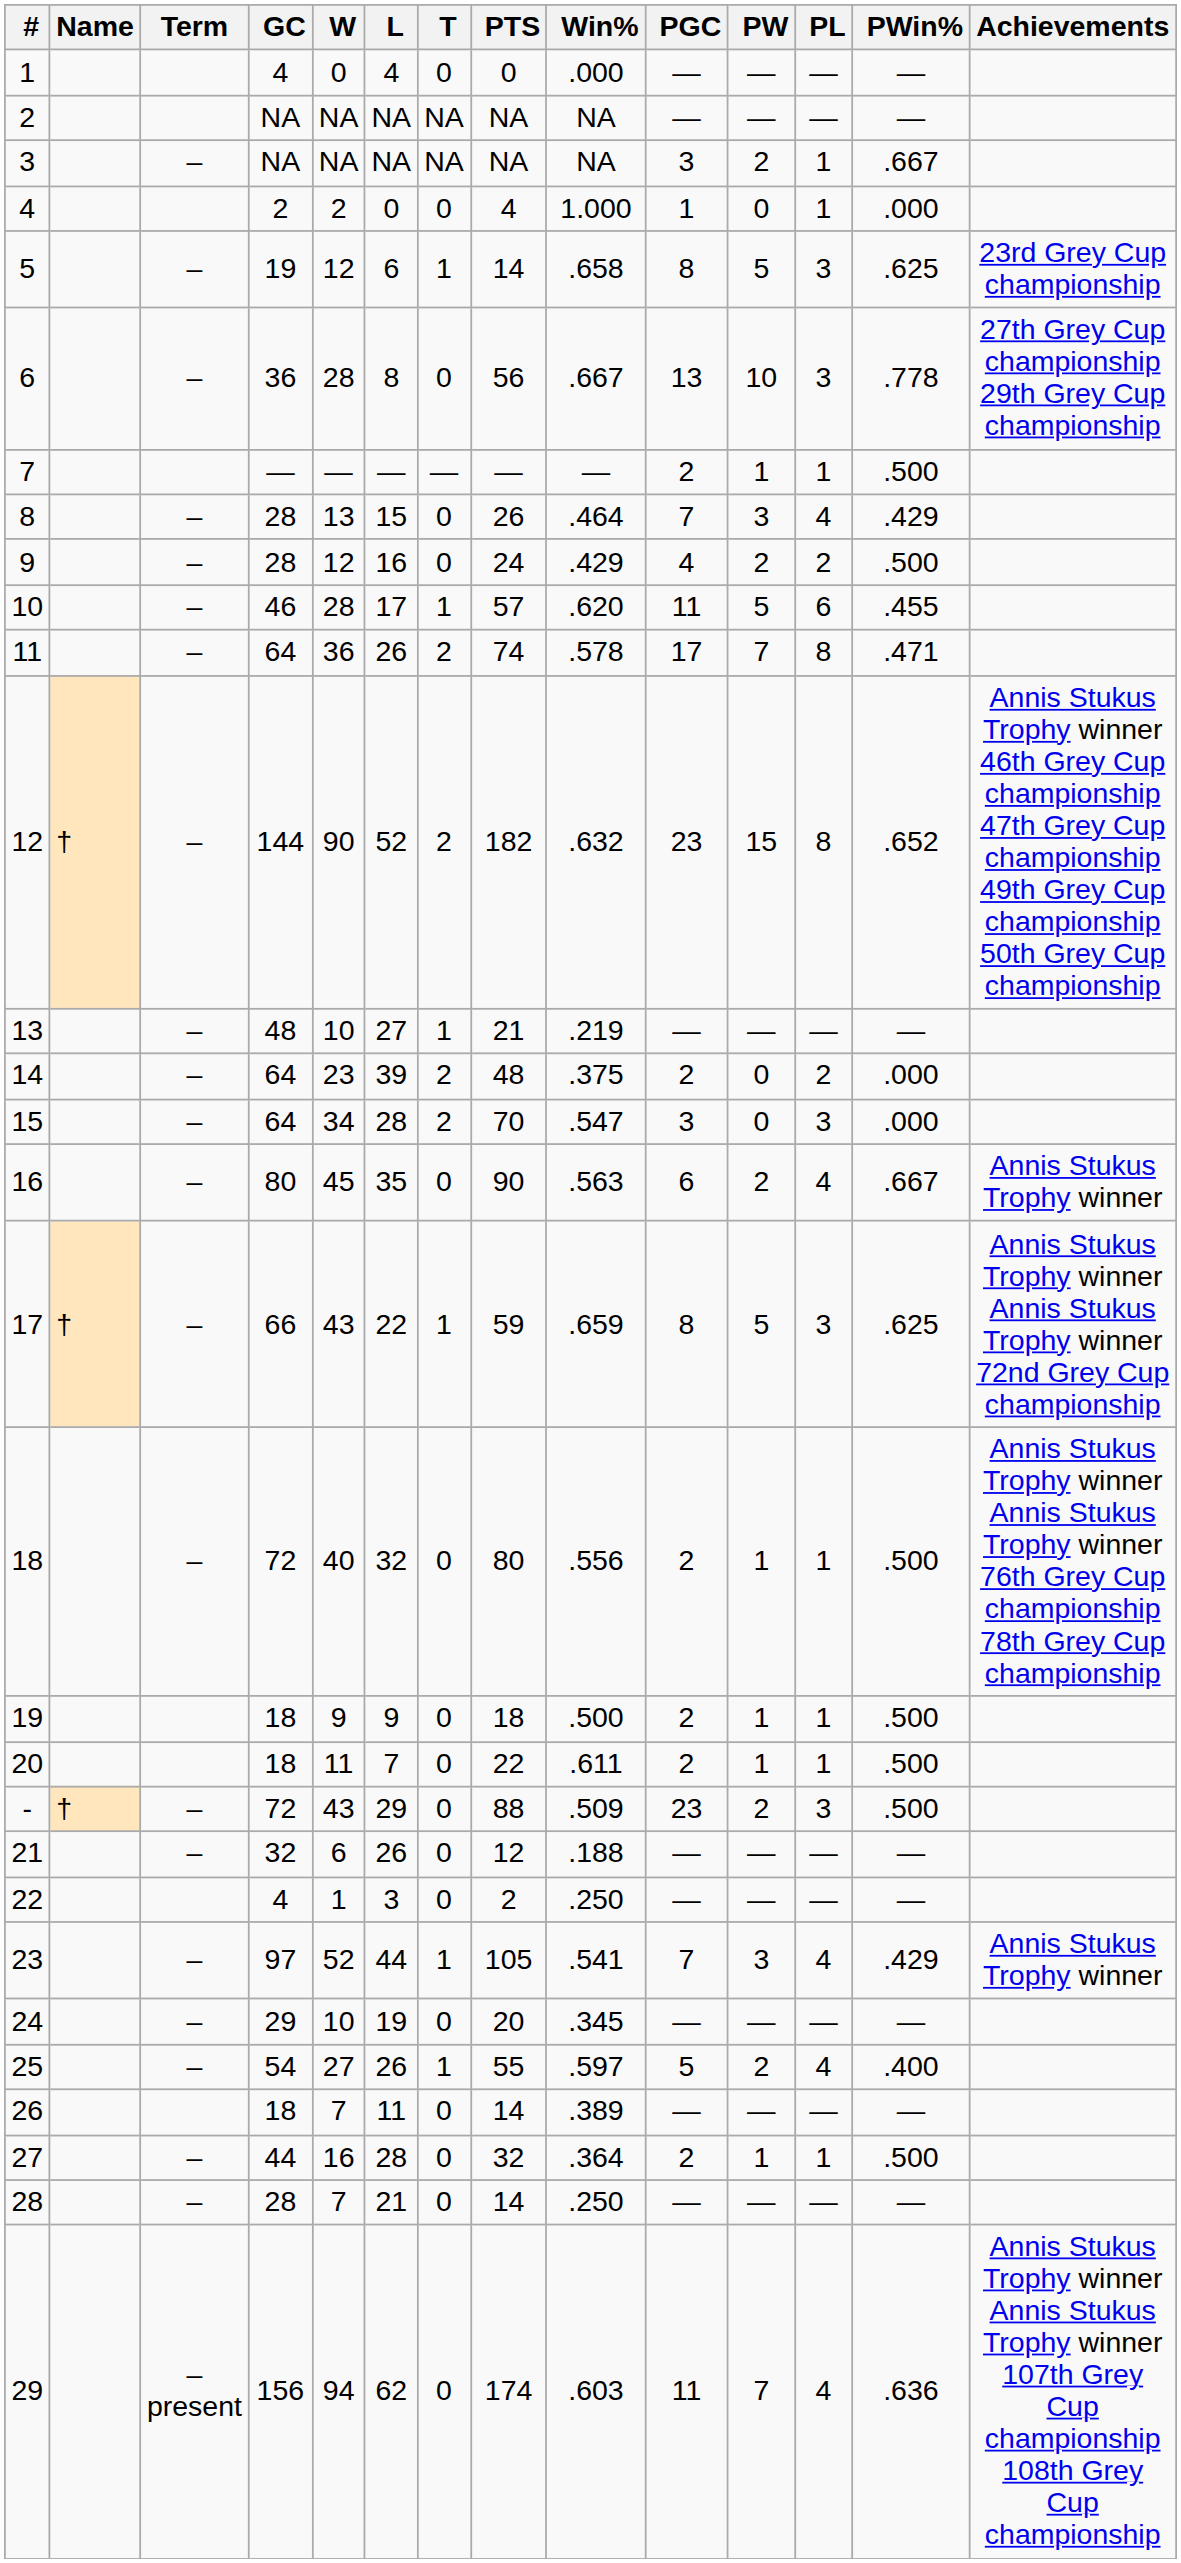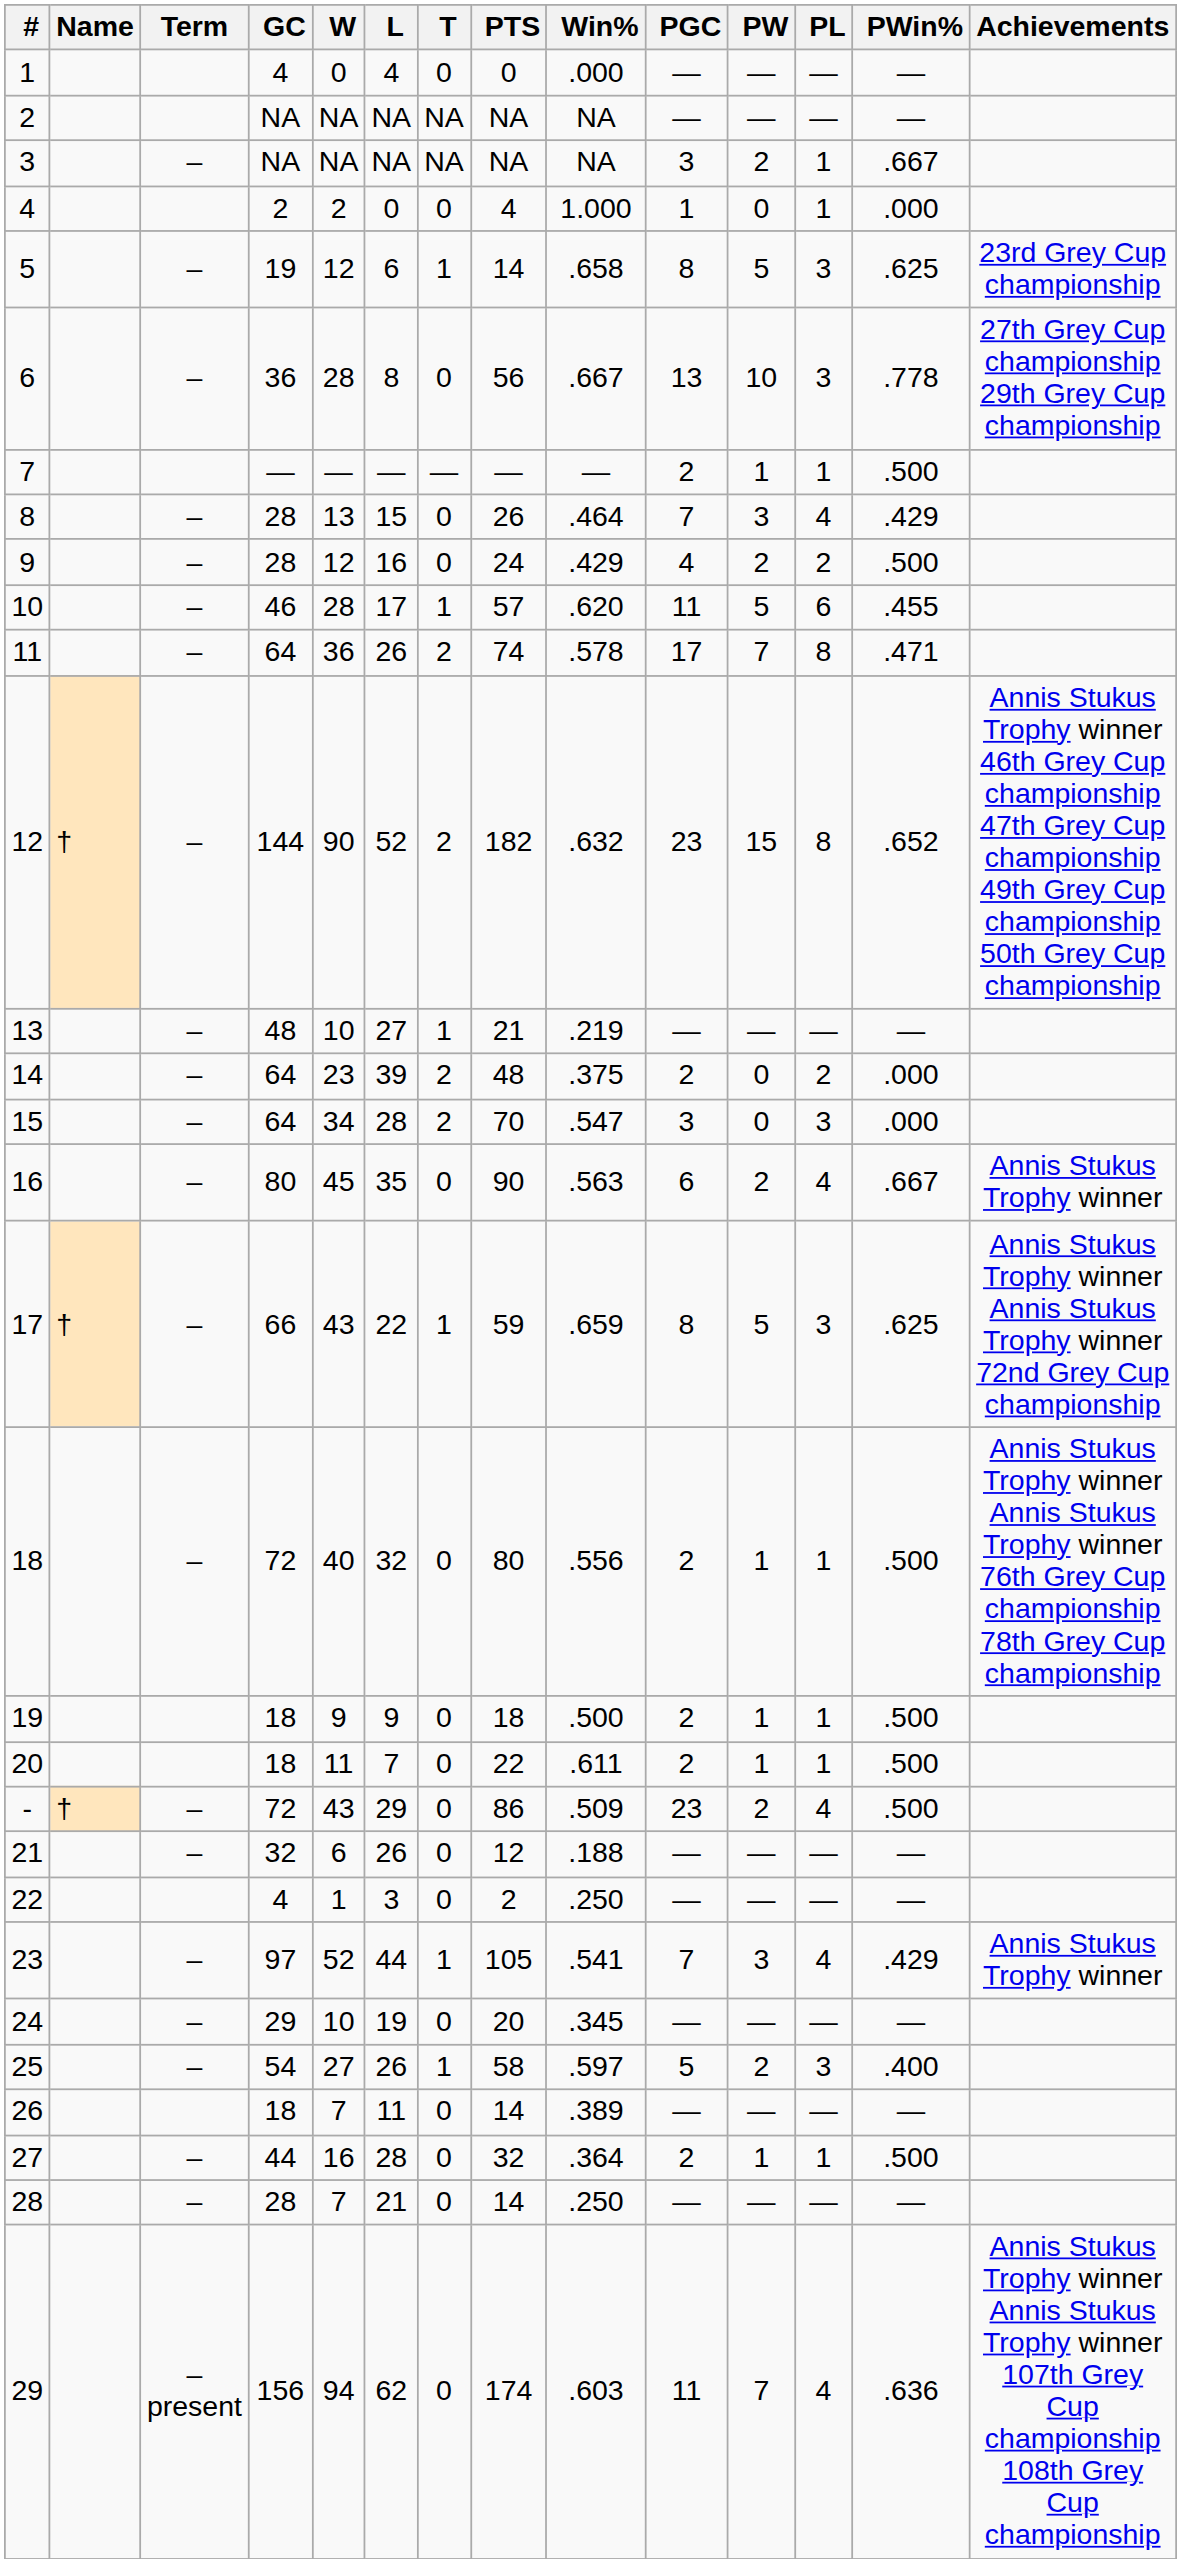(509, 1808) 88 -> (509, 1808) 86
(824, 1808) 3 -> (824, 1808) 4
(509, 2066) 55 -> (509, 2066) 58
(824, 2066) 4 -> (824, 2066) 3
